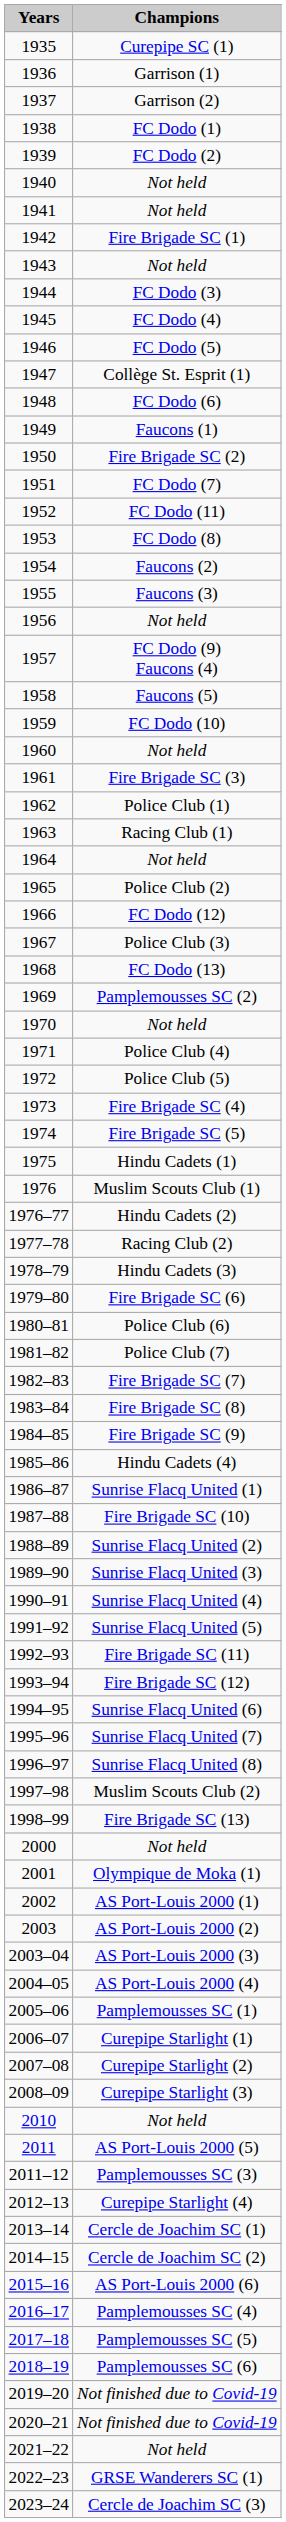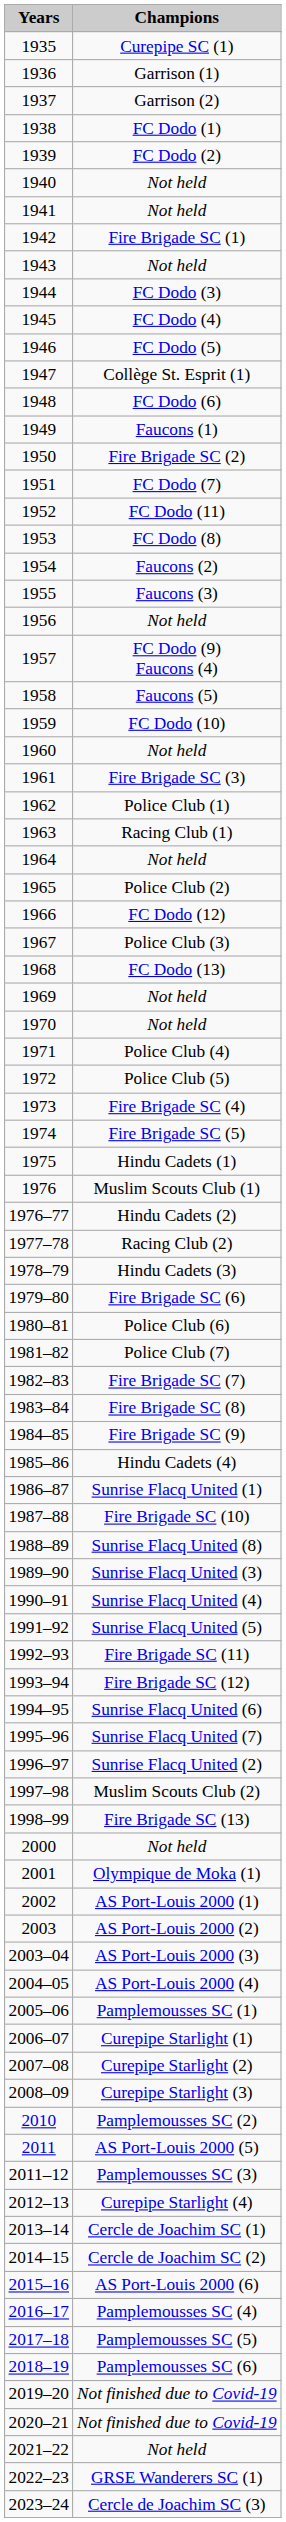(177, 996) Pamplemousses SC (2) -> (177, 996) Not held
(177, 1544) Sunrise Flacq United (2) -> (177, 1544) Sunrise Flacq United (8)
(177, 1764) Sunrise Flacq United (8) -> (177, 1764) Sunrise Flacq United (2)
(177, 2120) Not held -> (177, 2120) Pamplemousses SC (2)
